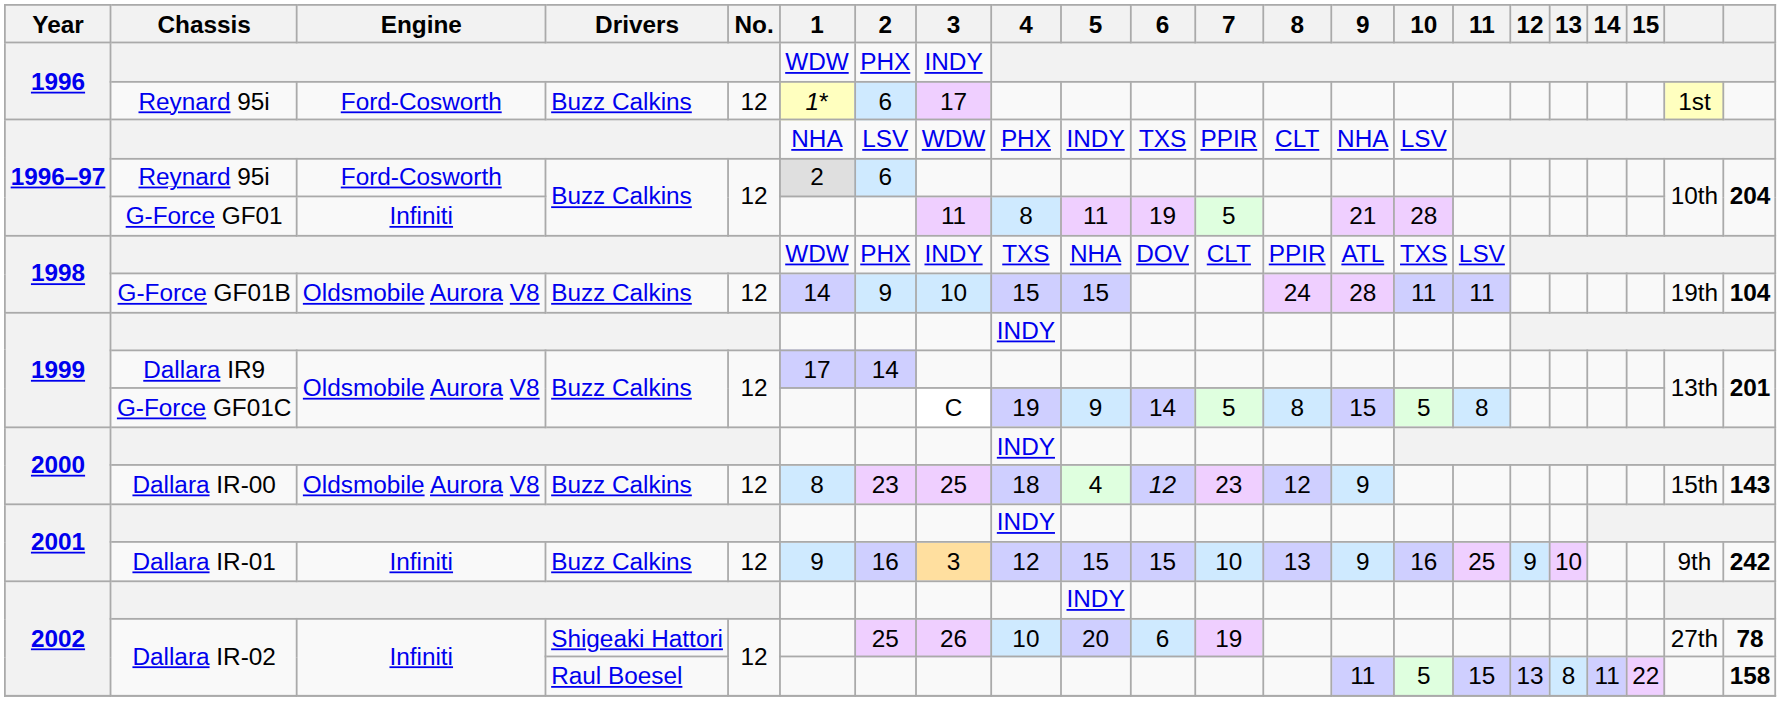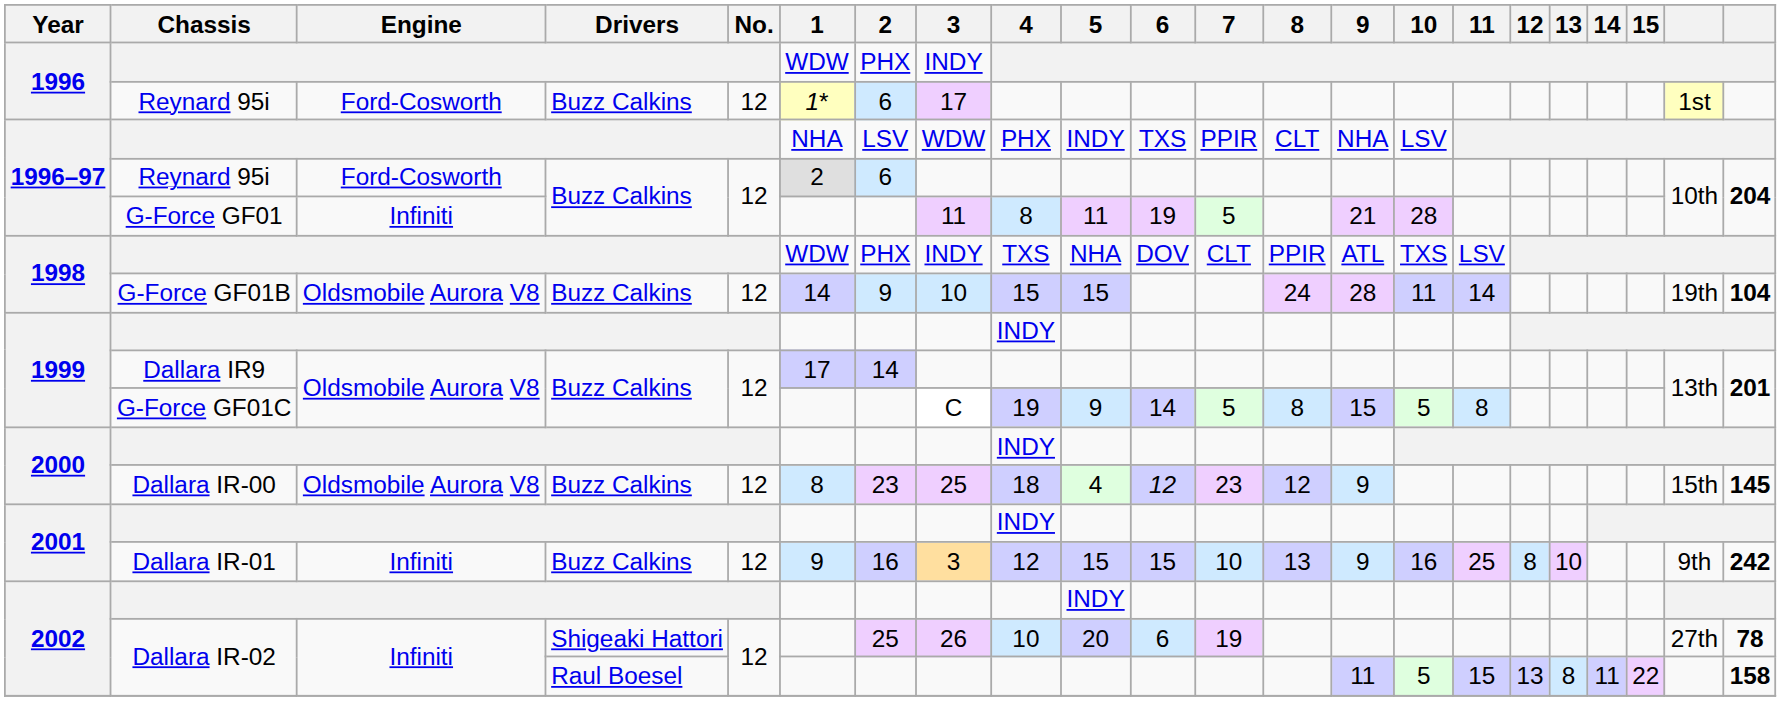(1482, 292) 11 -> (1482, 292) 14
(1750, 484) 143 -> (1750, 484) 145
(1530, 561) 9 -> (1530, 561) 8
